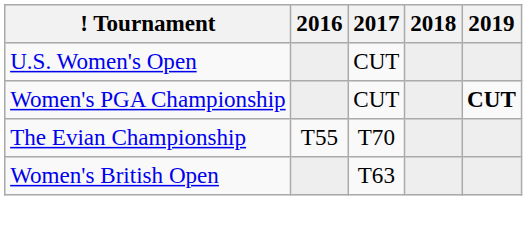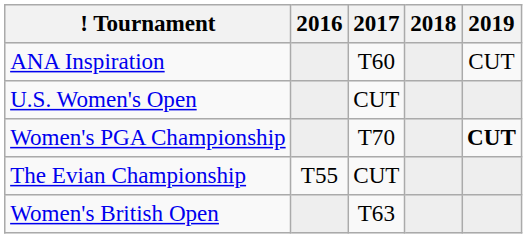+ row: (87, 61)
(376, 99) CUT -> (376, 138) T70
(376, 138) T70 -> (376, 176) CUT
